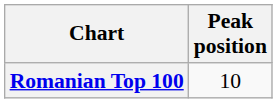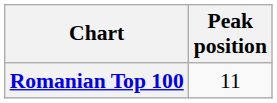(230, 80) 10 -> (230, 80) 11
